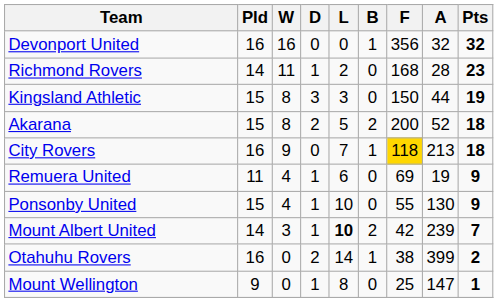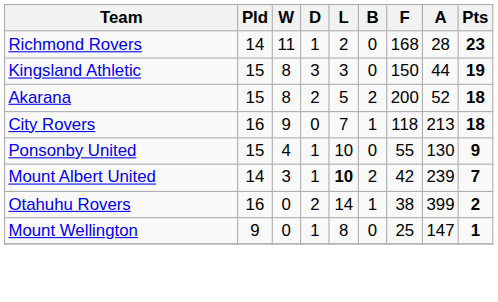- row: (74, 44)
(405, 151) gold background -> (405, 124) no background
- row: (70, 177)
